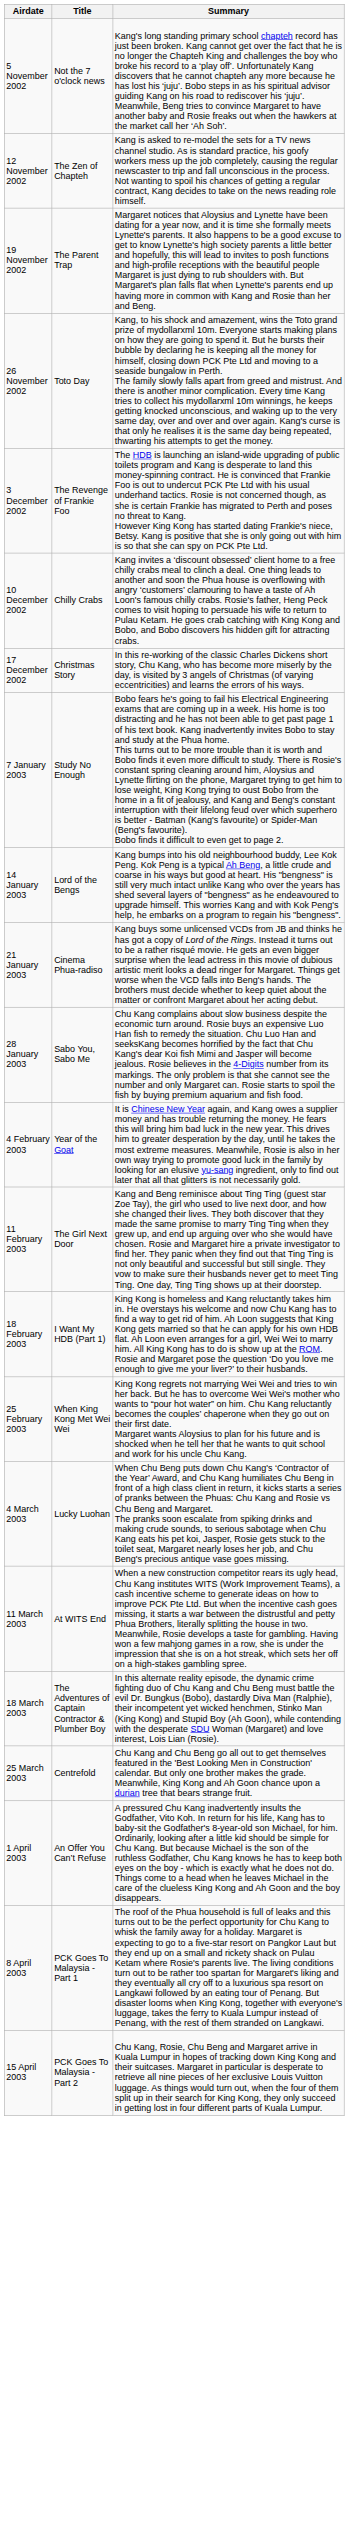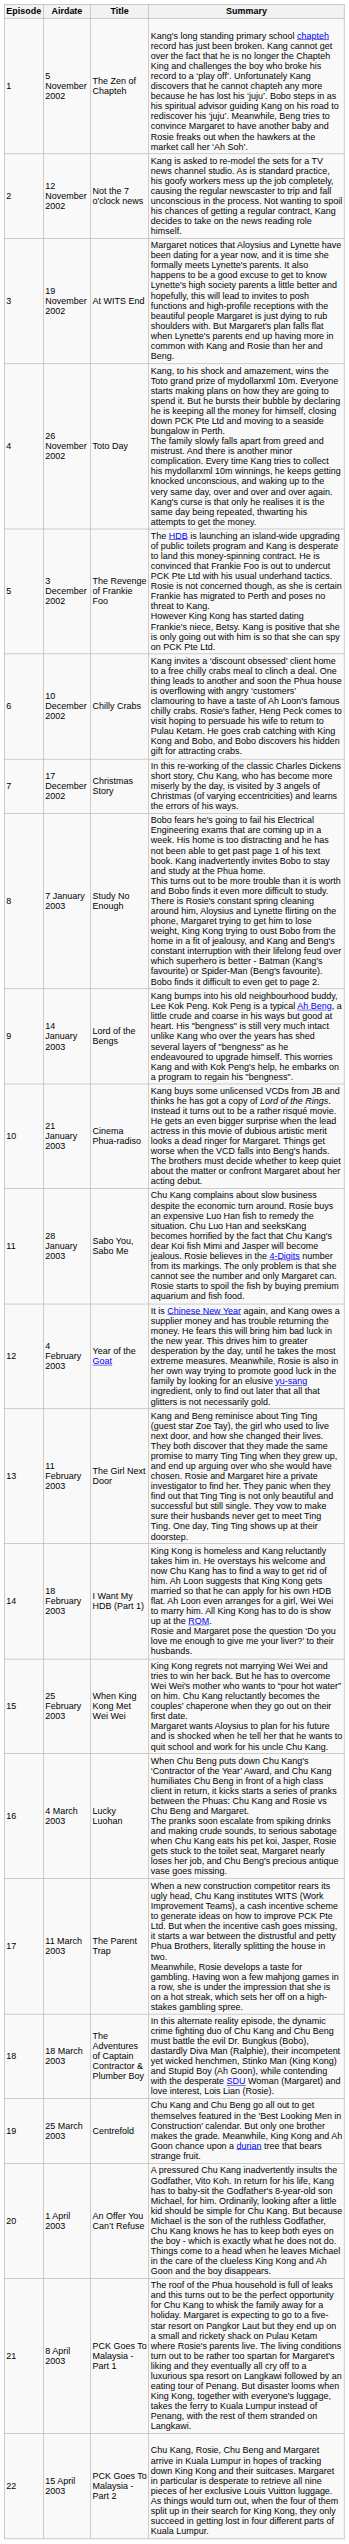+ column: (24, 11)
(79, 76) Not the 7 o'clock news -> (114, 86) The Zen of Chapteh
(76, 171) The Zen of Chapteh -> (118, 196) Not the 7 o'clock news
(76, 260) The Parent Trap -> (119, 301) At WITS End
(80, 1619) At WITS End -> (115, 1946) The Parent Trap
